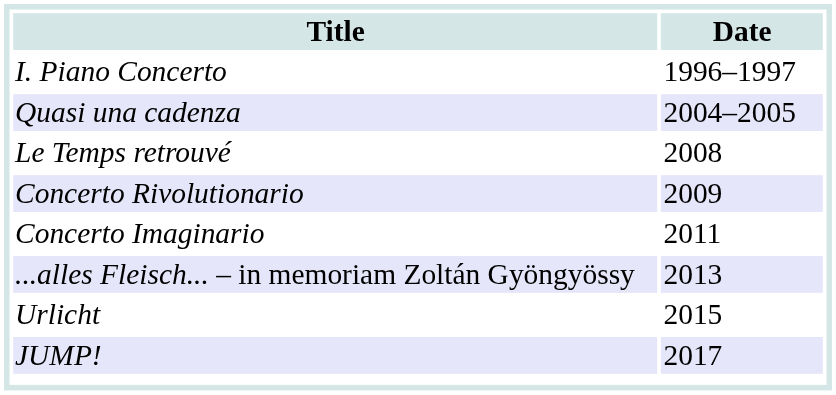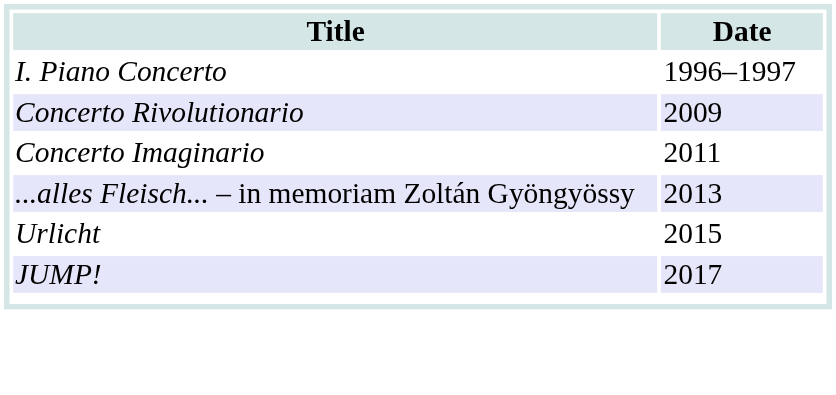- row: (128, 112)
- row: (123, 152)
